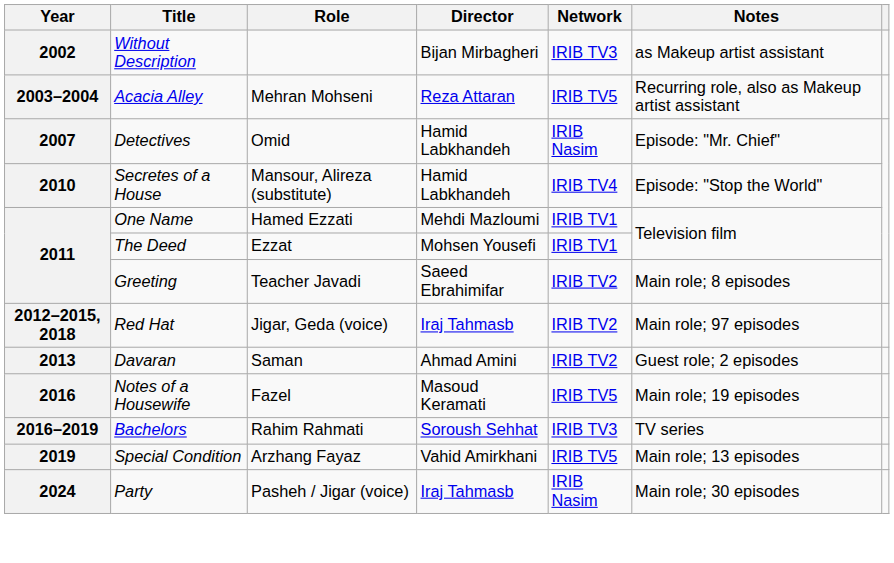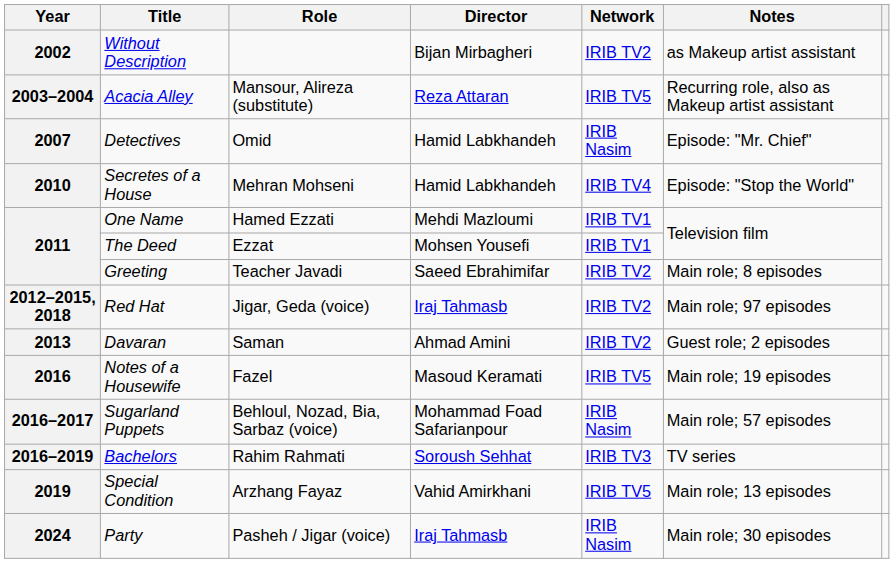(584, 52) IRIB TV3 -> (618, 52) IRIB TV2
(312, 96) Mehran Mohseni -> (293, 96) Mansour, Alireza (substitute)
(311, 185) Mansour, Alireza (substitute) -> (293, 185) Mehran Mohseni
+ row: (142, 421)
